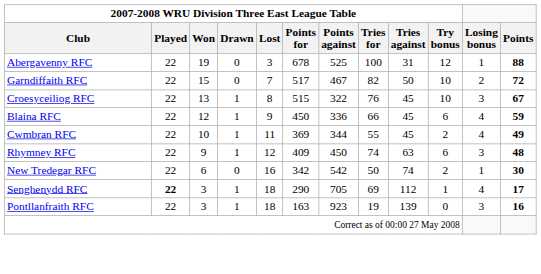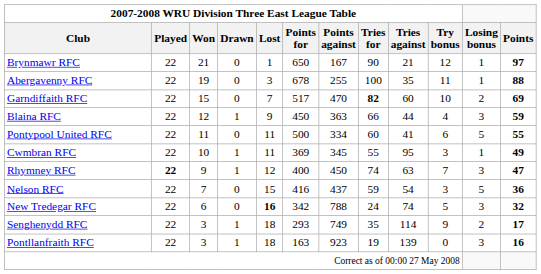+ row: (43, 62)
(339, 62) 525 -> (339, 80) 255
(408, 62) 31 -> (408, 80) 35
(445, 62) 12 -> (445, 80) 11
(339, 80) 467 -> (339, 98) 470
(373, 80) normal -> (373, 98) bold
(408, 80) 50 -> (408, 98) 60
(518, 80) 72 -> (518, 98) 69
- row: (51, 98)
(339, 116) 336 -> (339, 116) 363
(408, 116) 45 -> (408, 116) 44
(445, 116) 6 -> (445, 116) 4
(481, 116) 4 -> (481, 116) 3
+ row: (59, 134)
(339, 134) 344 -> (339, 152) 345
(408, 134) 45 -> (408, 152) 95
(445, 134) 2 -> (445, 152) 3
(481, 134) 4 -> (481, 152) 1
(171, 152) normal -> (171, 170) bold
(301, 152) 409 -> (301, 170) 400
(445, 152) 6 -> (445, 170) 7
(518, 152) 48 -> (518, 170) 47
+ row: (35, 188)
(270, 170) normal -> (270, 206) bold
(339, 170) 542 -> (339, 206) 788
(373, 170) 50 -> (373, 206) 24
(445, 170) 2 -> (445, 206) 5
(481, 170) 1 -> (481, 206) 3
(518, 170) 30 -> (518, 206) 32
(171, 188) bold -> (171, 224) normal
(301, 188) 290 -> (301, 224) 293
(339, 188) 705 -> (339, 224) 749
(373, 188) 69 -> (373, 224) 35
(408, 188) 112 -> (408, 224) 114
(445, 188) 1 -> (445, 224) 9
(481, 188) 4 -> (481, 224) 2
